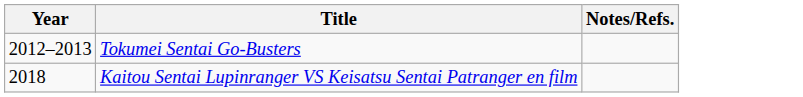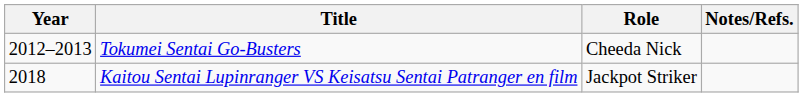+ column: (641, 19)
